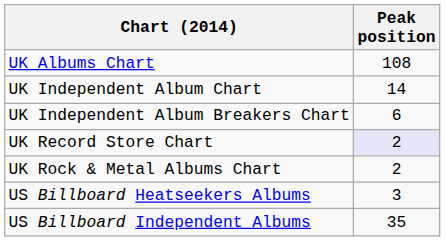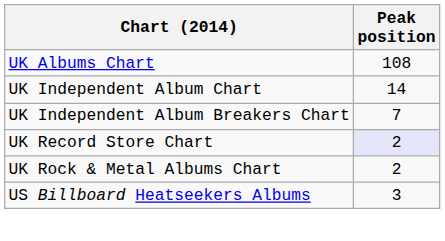(397, 116) 6 -> (397, 116) 7
- row: (160, 222)
